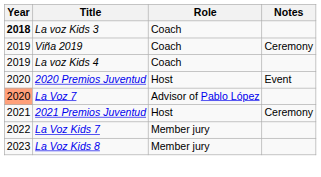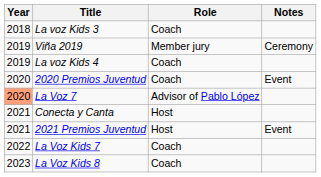(19, 29) bold -> (19, 29) normal
(166, 46) Coach -> (180, 46) Member jury
(162, 79) Host -> (166, 79) Coach
+ row: (74, 113)
(289, 113) Ceremony -> (278, 130) Event
(180, 130) Member jury -> (166, 146) Coach
(180, 146) Member jury -> (166, 163) Coach
